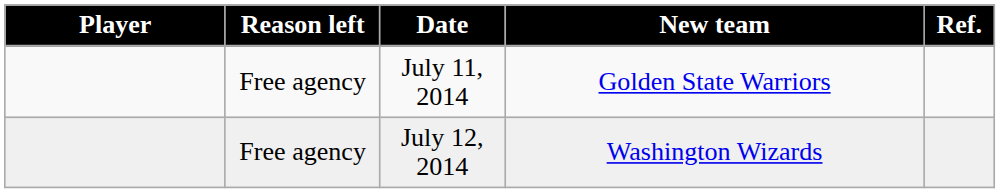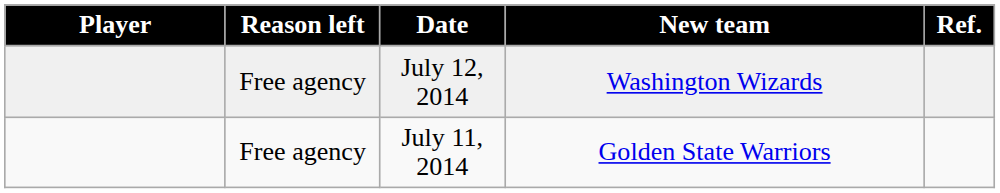rows swapped: (442, 81) <-> (442, 151)
